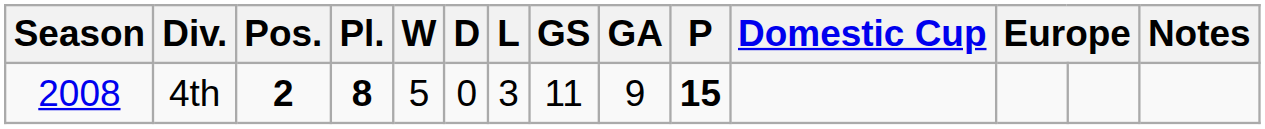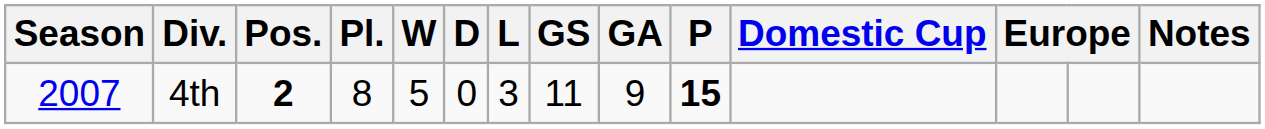(79, 92) 2008 -> (79, 92) 2007
(362, 92) bold -> (362, 92) normal
